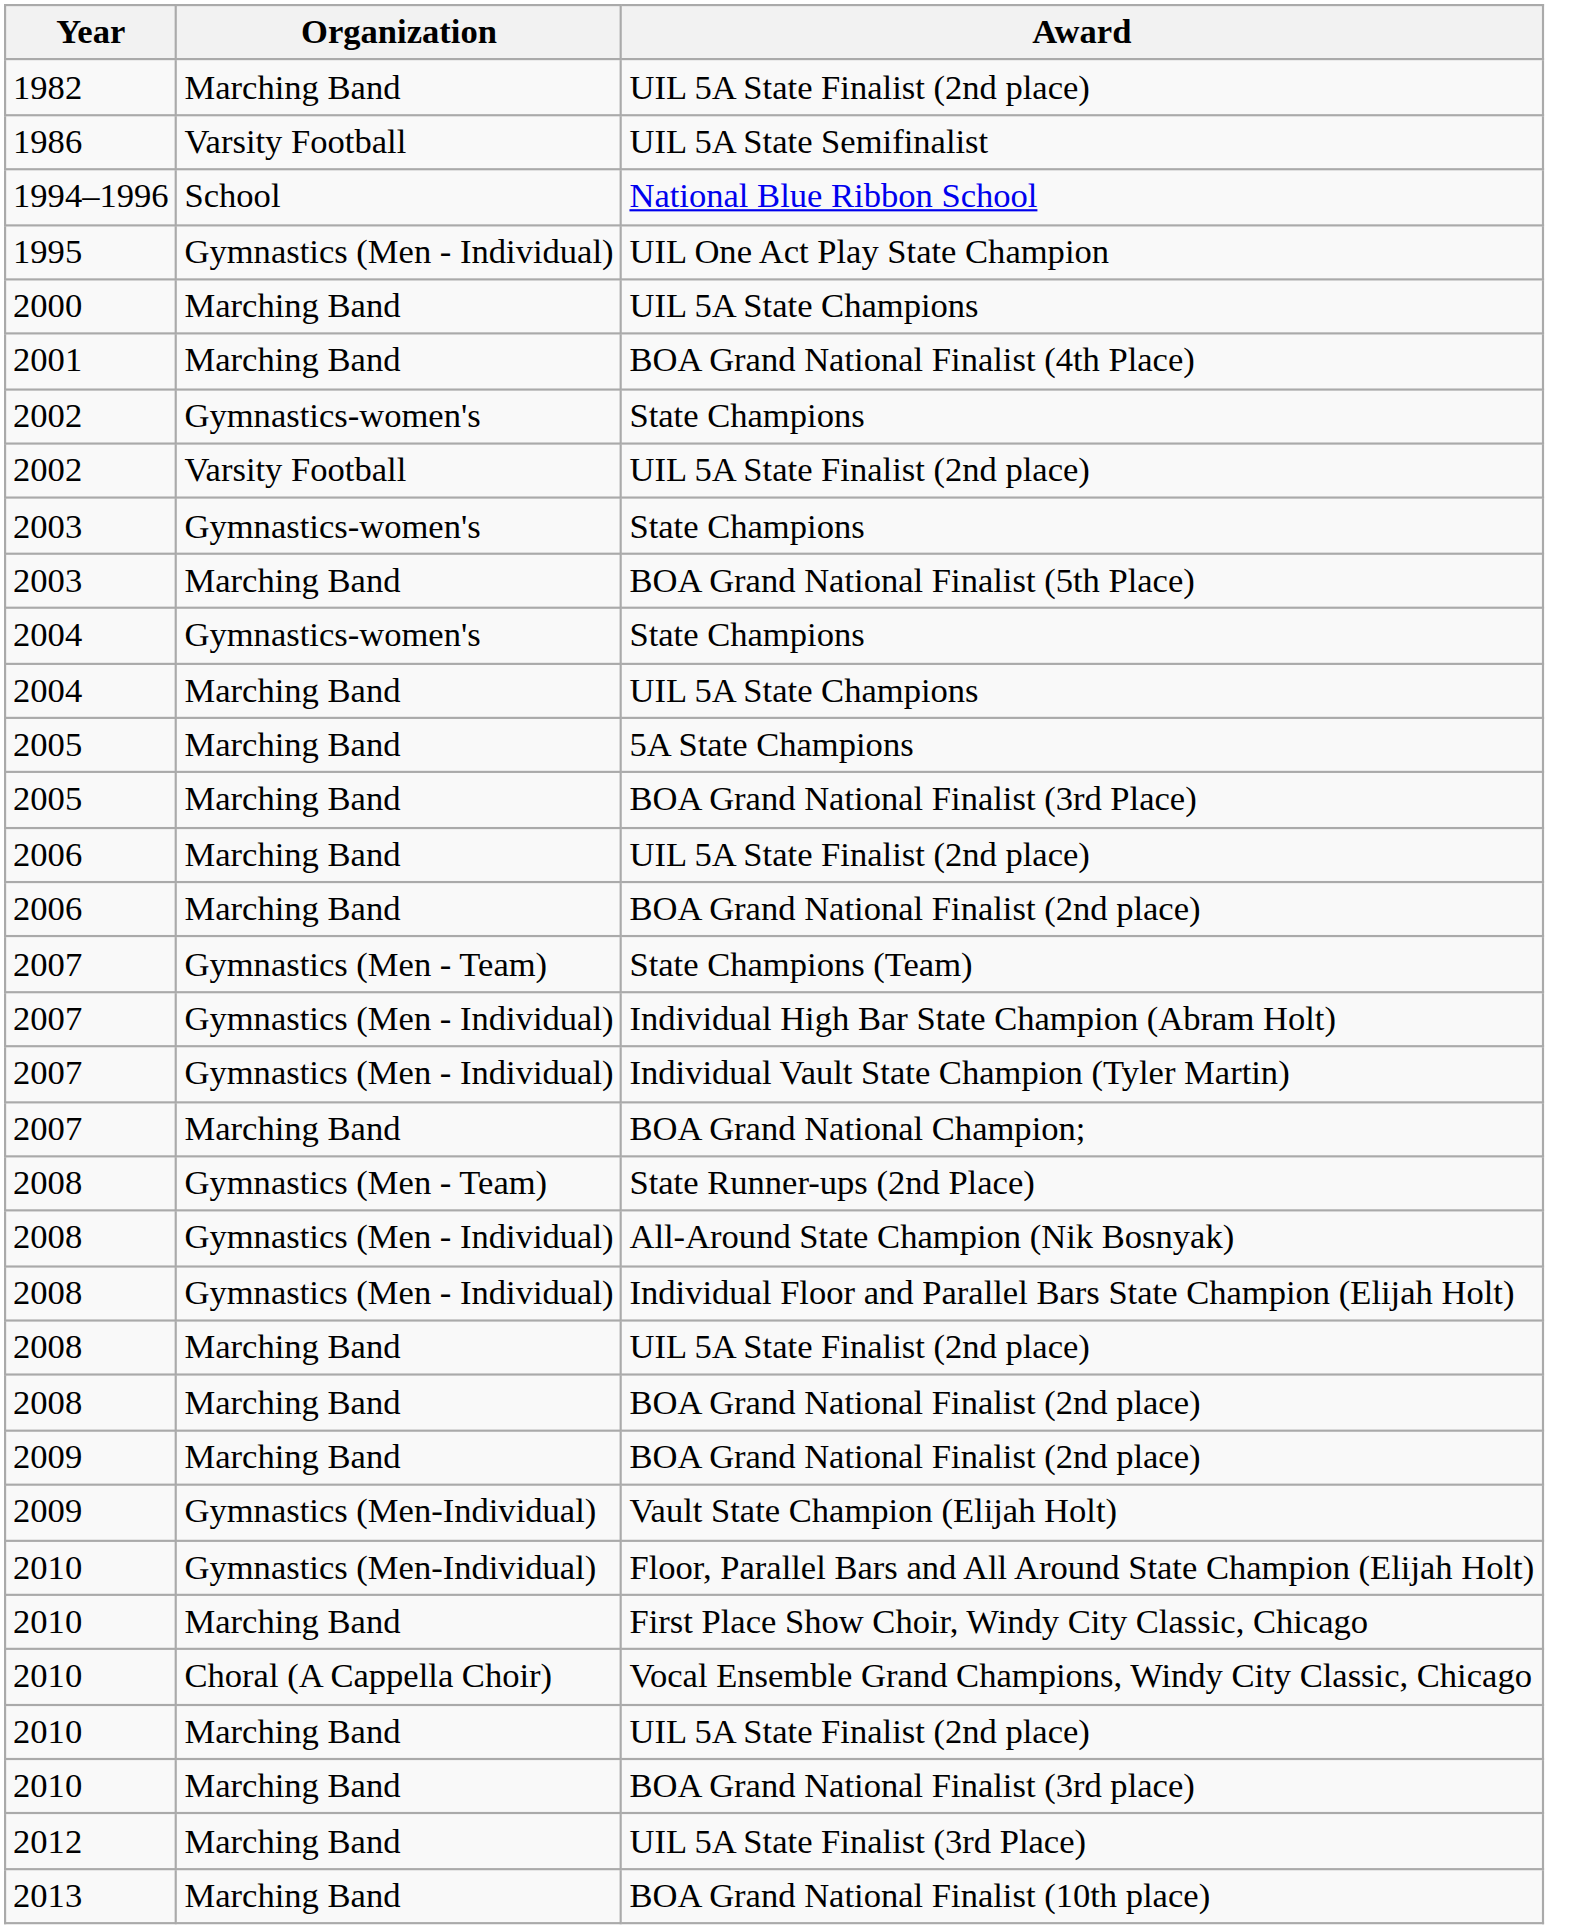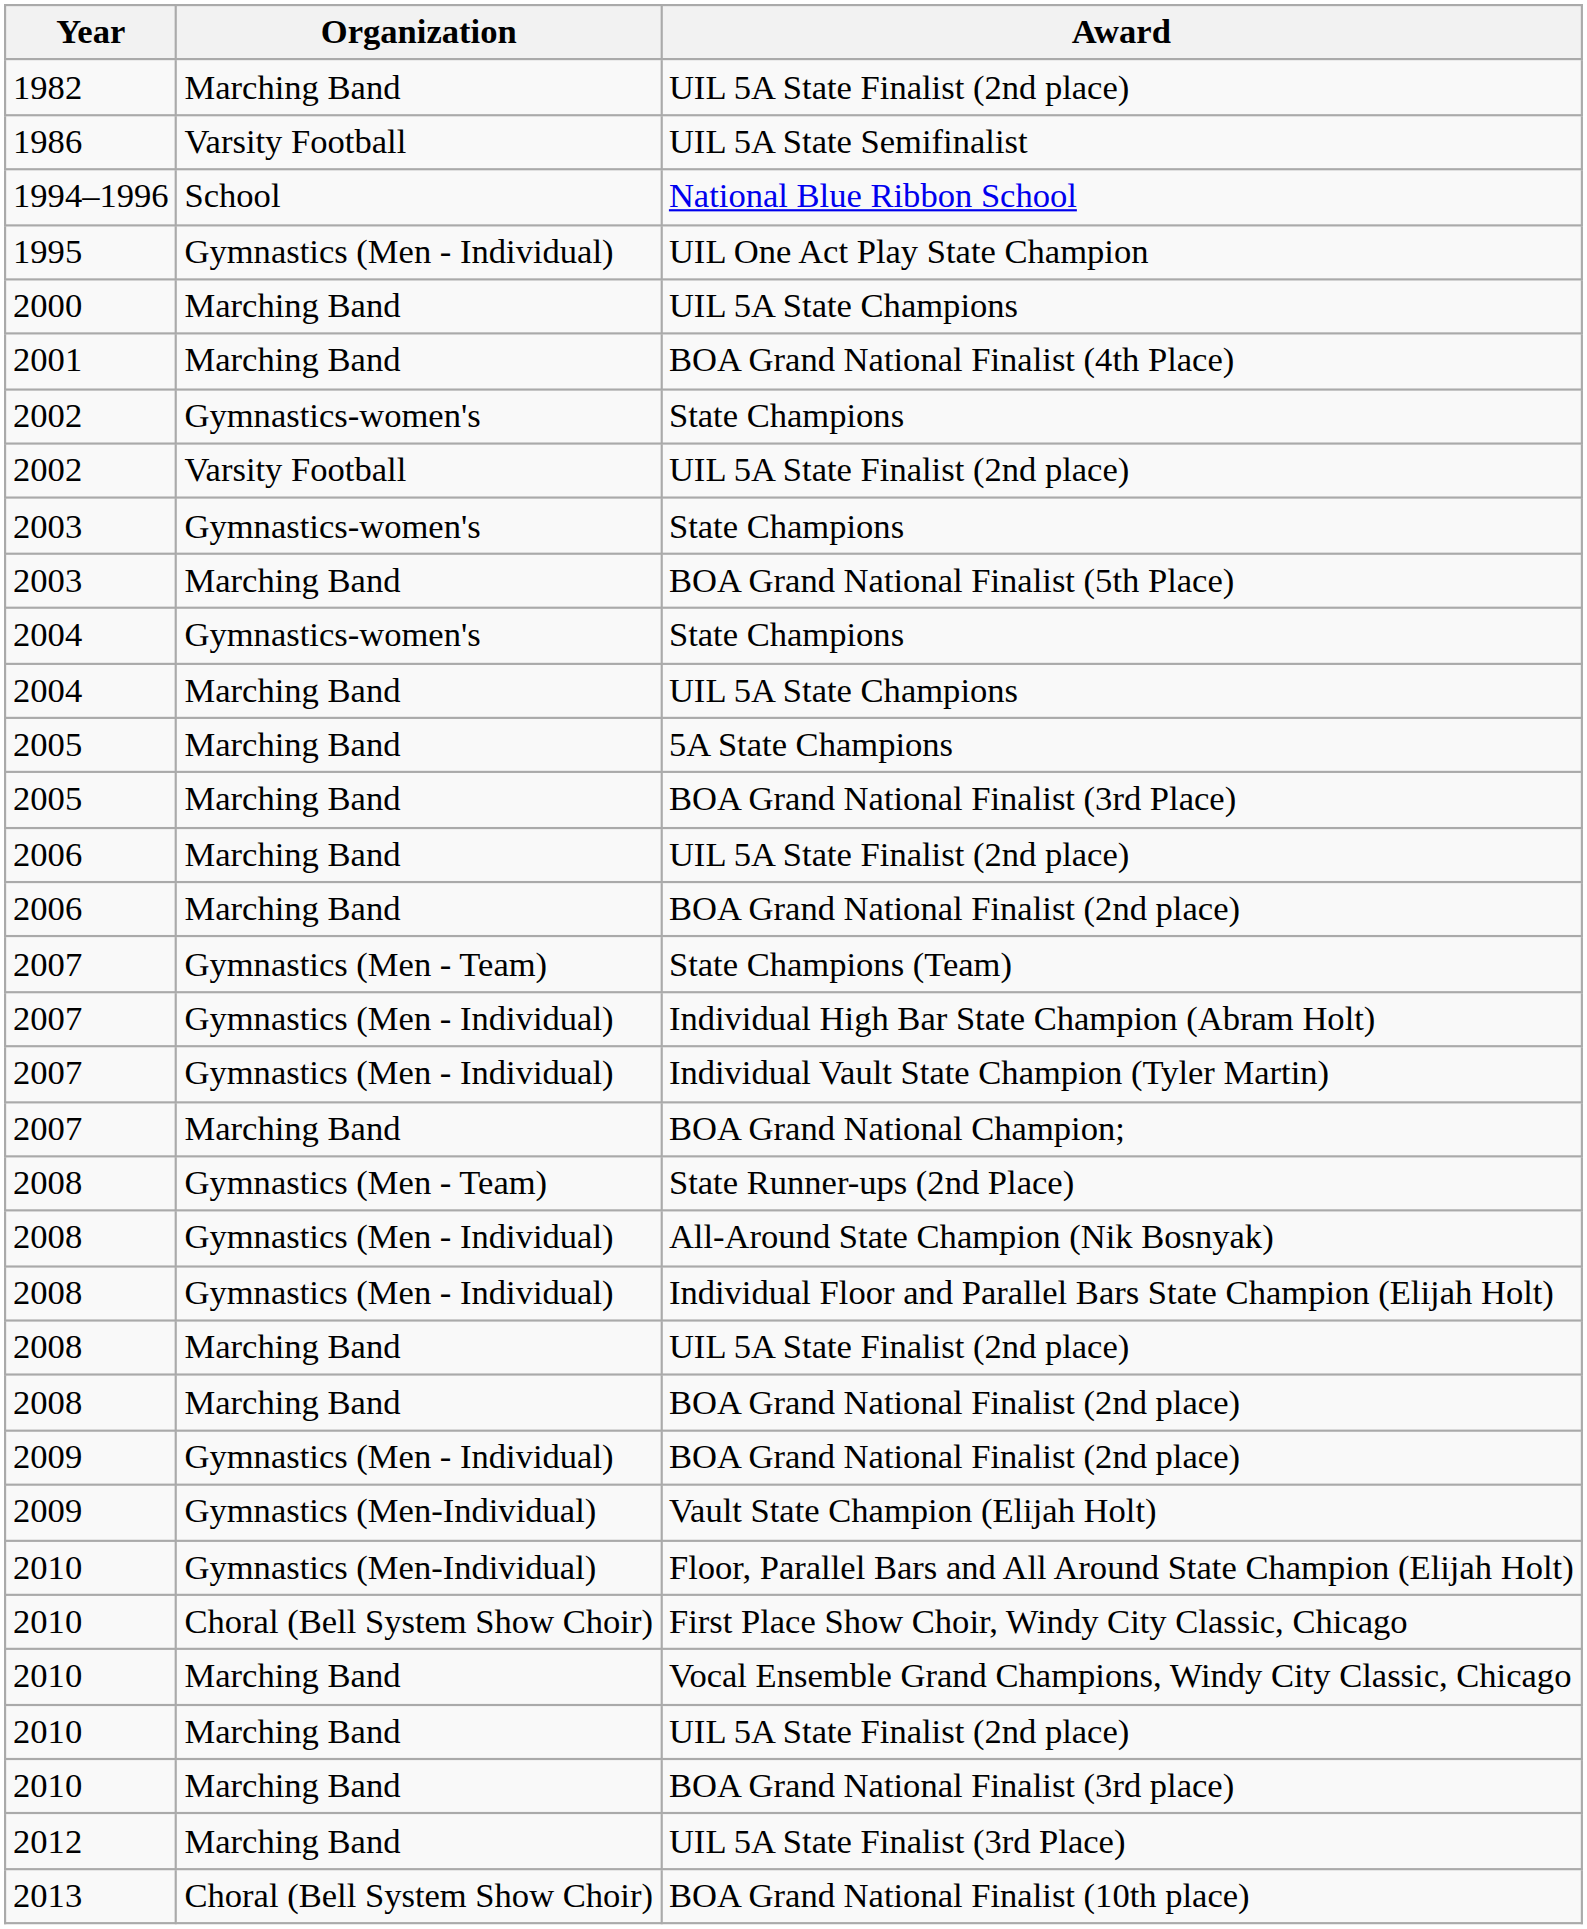(292, 1456) Marching Band -> (399, 1456) Gymnastics (Men - Individual)
(292, 1621) Marching Band -> (419, 1621) Choral (Bell System Show Choir)
(368, 1676) Choral (A Cappella Choir) -> (292, 1676) Marching Band
(292, 1895) Marching Band -> (419, 1895) Choral (Bell System Show Choir)
